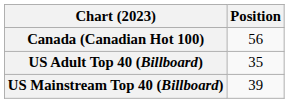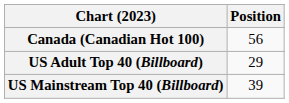(256, 62) 35 -> (256, 62) 29
